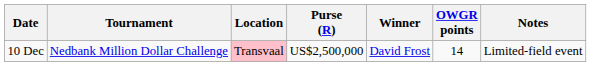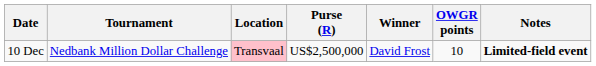(457, 51) 14 -> (457, 51) 10
(533, 51) normal -> (536, 51) bold
